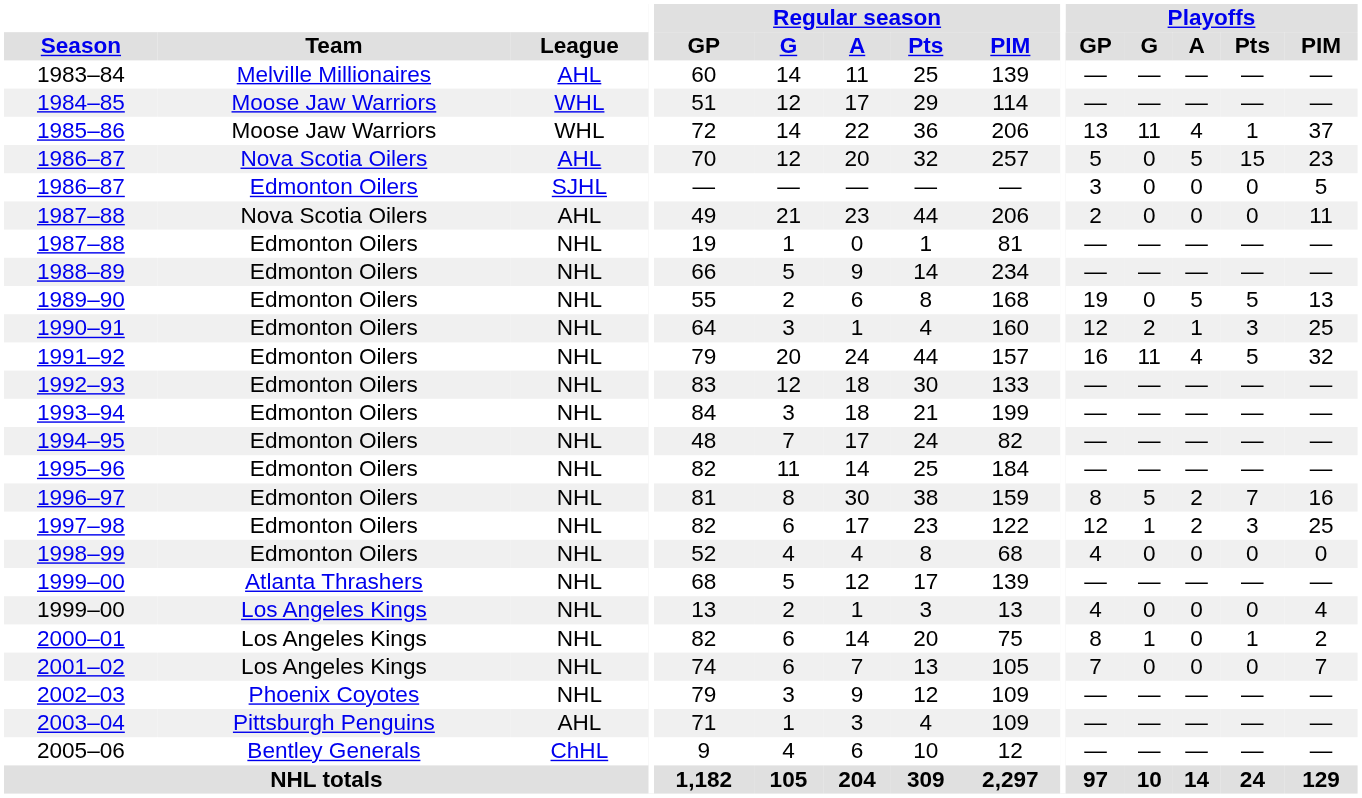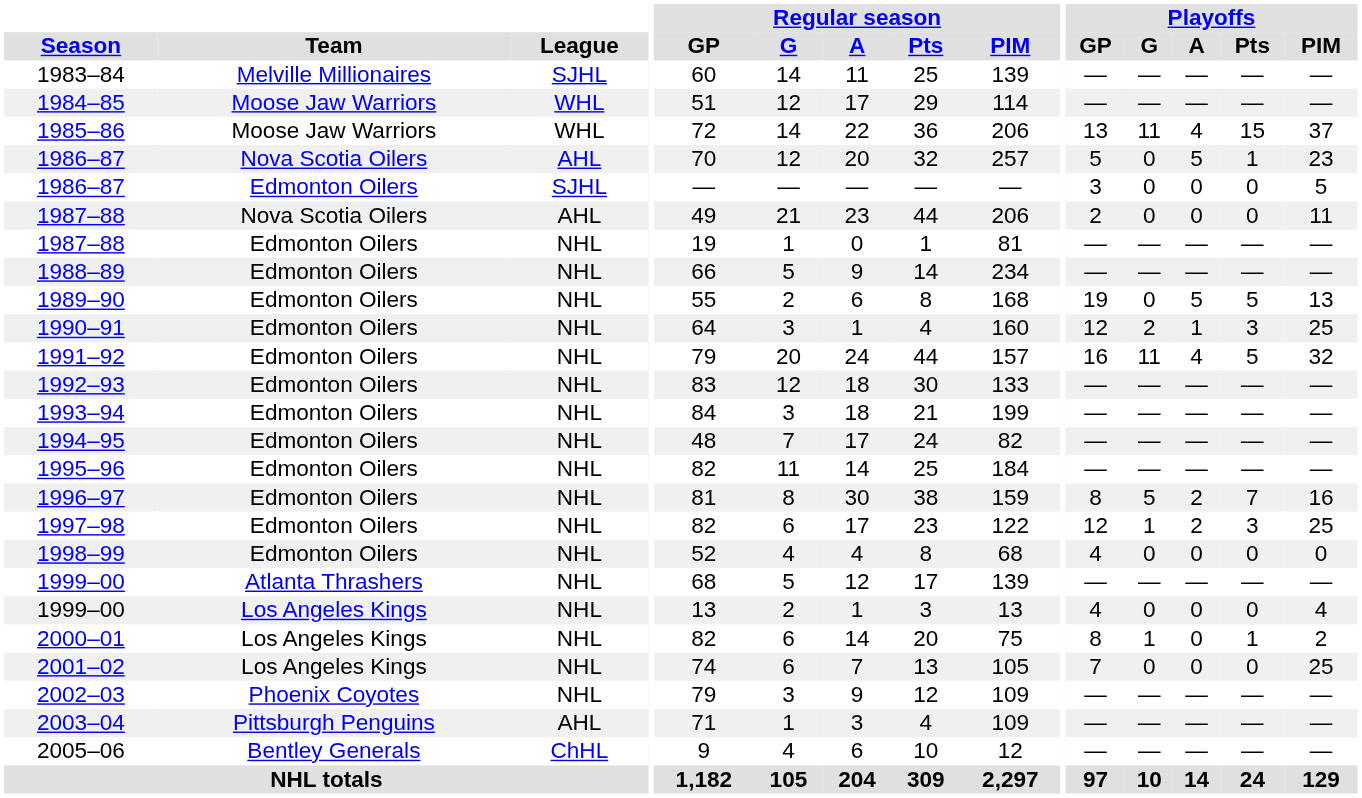(579, 74) AHL -> (579, 74) SJHL
(1252, 130) 1 -> (1252, 130) 15
(1252, 158) 15 -> (1252, 158) 1
(1321, 666) 7 -> (1321, 666) 25
